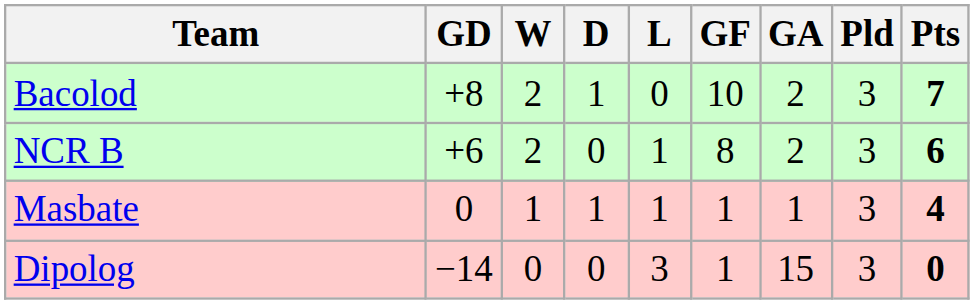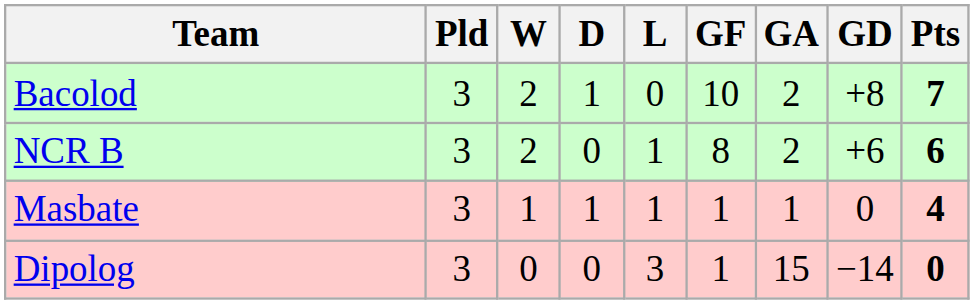columns swapped: (867, 33) <-> (464, 33)
